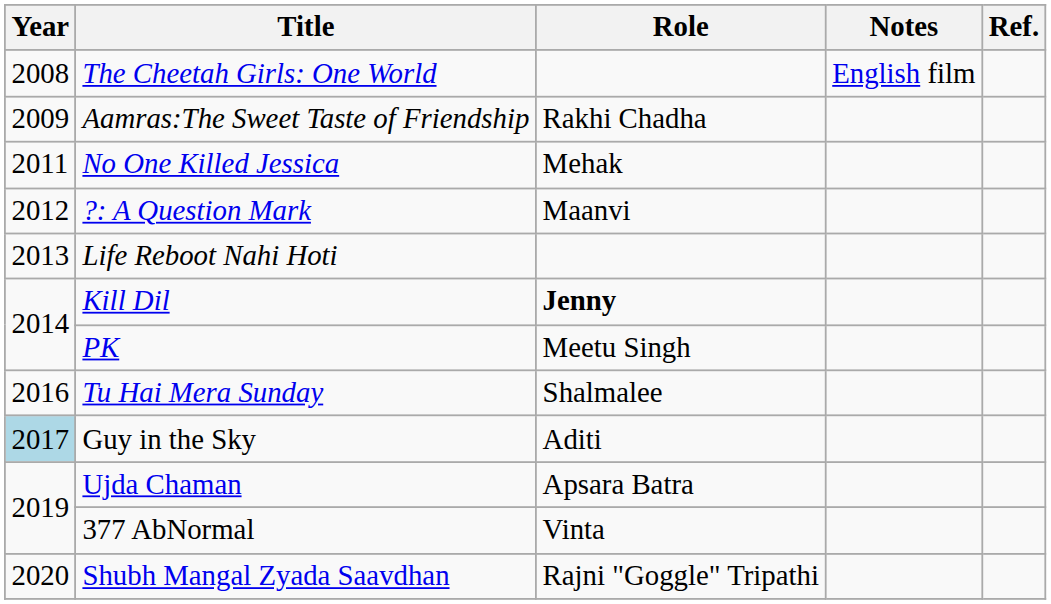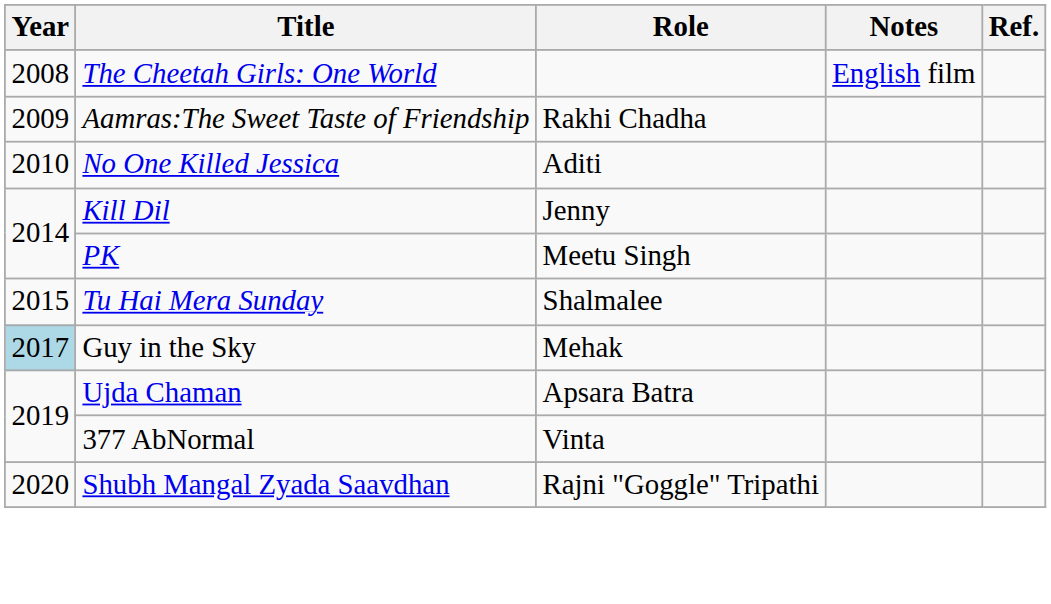(40, 164) 2011 -> (40, 164) 2010
(583, 164) Mehak -> (572, 164) Aditi
- row: (197, 210)
- row: (210, 255)
(579, 301) bold -> (576, 210) normal
(40, 392) 2016 -> (40, 301) 2015
(572, 438) Aditi -> (583, 347) Mehak
